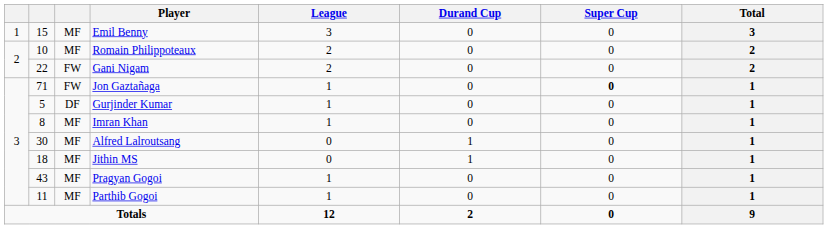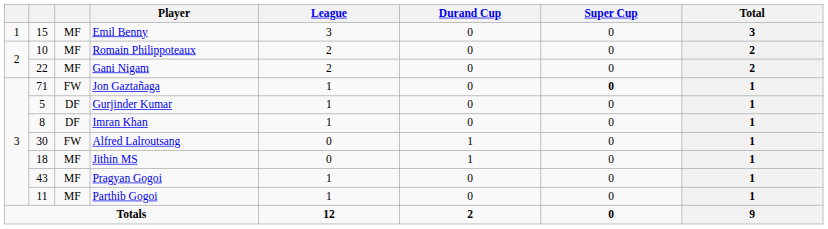(72, 68) FW -> (72, 68) MF
(72, 123) MF -> (72, 123) DF
(72, 141) MF -> (72, 141) FW
